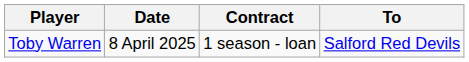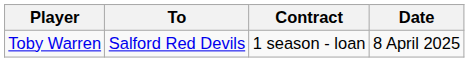columns swapped: (392, 17) <-> (152, 17)
